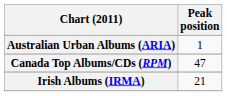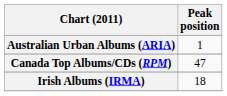(200, 81) 21 -> (200, 81) 18
